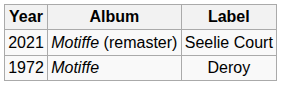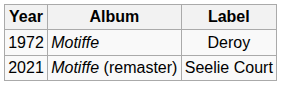rows swapped: (75, 67) <-> (114, 42)
